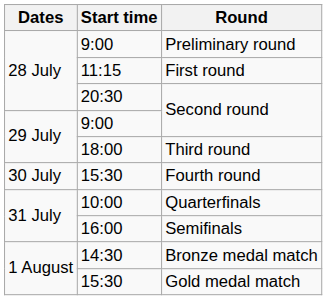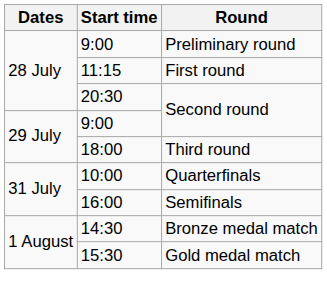- row: (102, 176)
